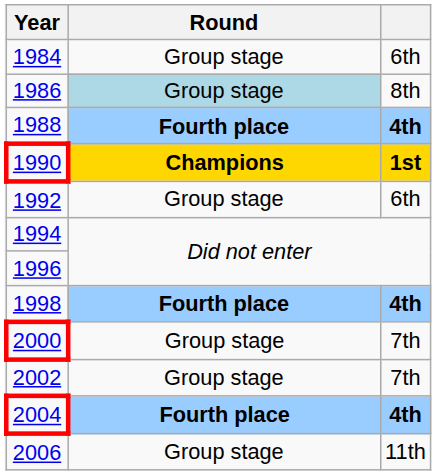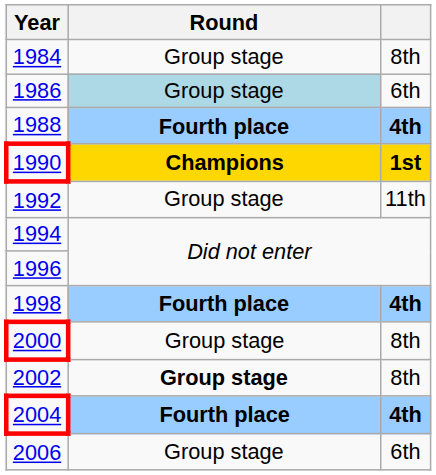(405, 57) 6th -> (405, 57) 8th
(405, 91) 8th -> (405, 91) 6th
(405, 199) 6th -> (405, 199) 11th
(405, 341) 7th -> (405, 341) 8th
(224, 378) normal -> (224, 378) bold
(405, 378) 7th -> (405, 378) 8th
(405, 452) 11th -> (405, 452) 6th
